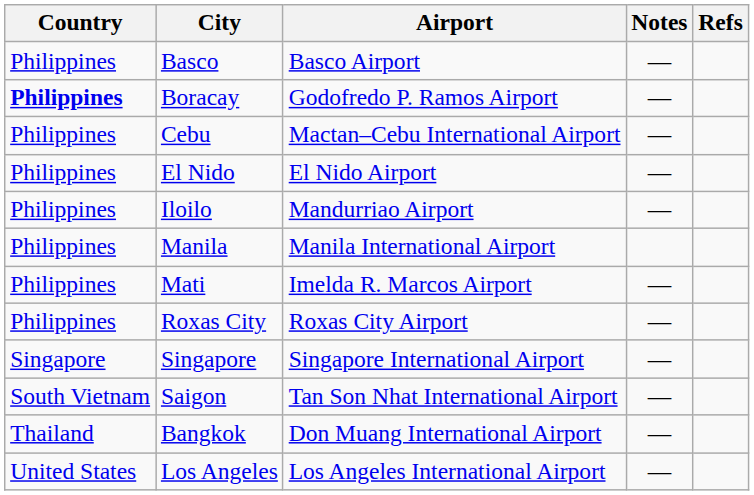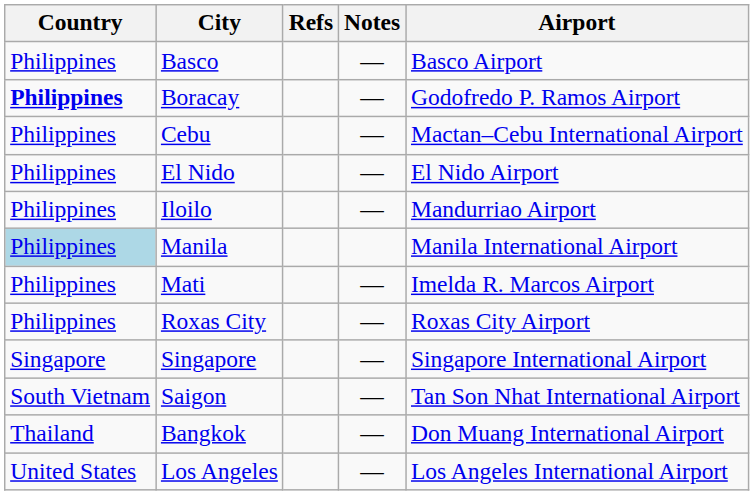columns swapped: (455, 23) <-> (721, 23)
(63, 246) no background -> (63, 246) lightblue background
